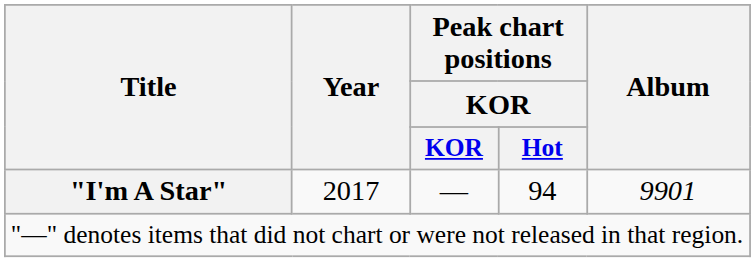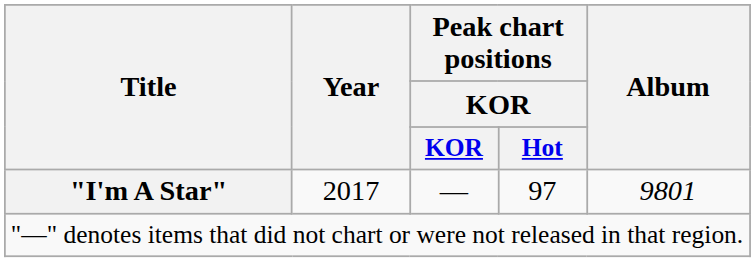(542, 190) 94 -> (542, 190) 97
(668, 190) 9901 -> (668, 190) 9801
